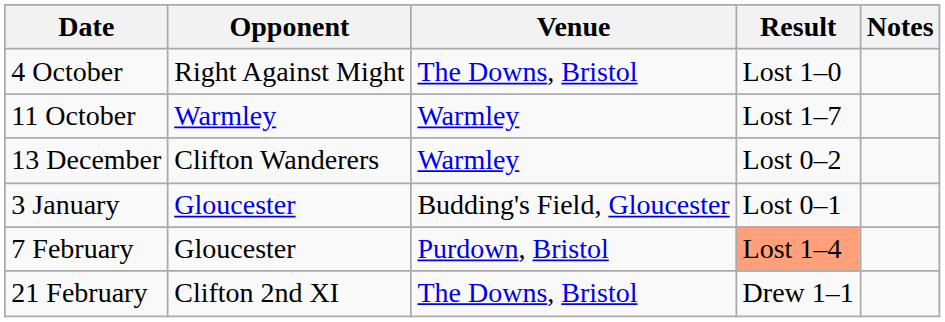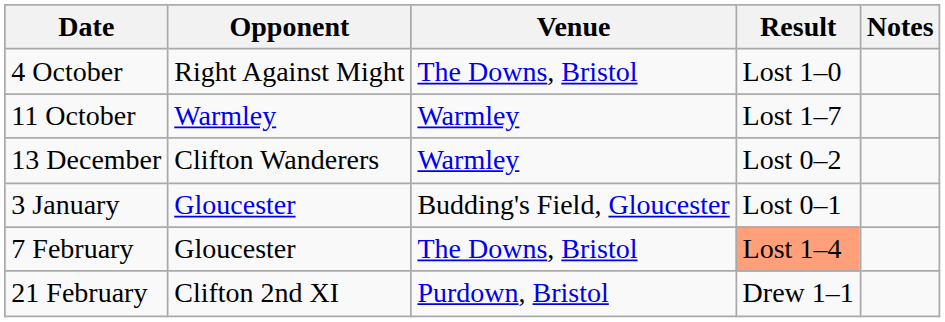(513, 248) Purdown, Bristol -> (527, 248) The Downs, Bristol
(527, 293) The Downs, Bristol -> (513, 293) Purdown, Bristol
